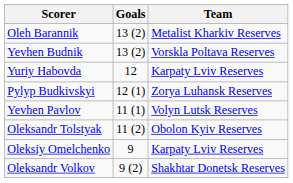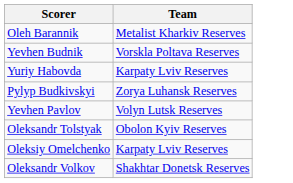- column: (131, 14)
